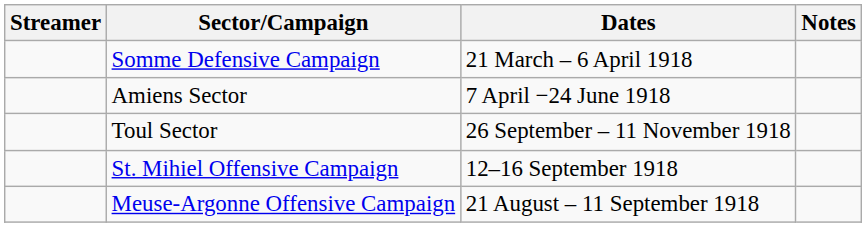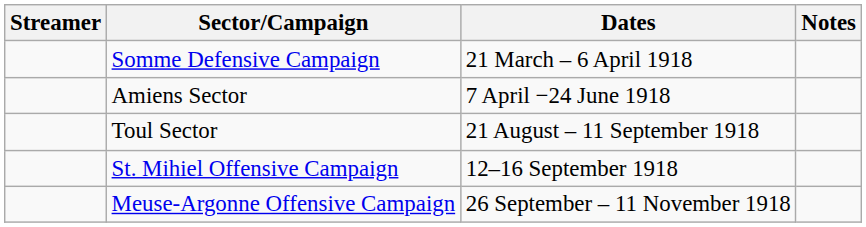(628, 131) 26 September – 11 November 1918 -> (612, 131) 21 August – 11 September 1918
(612, 204) 21 August – 11 September 1918 -> (628, 204) 26 September – 11 November 1918
